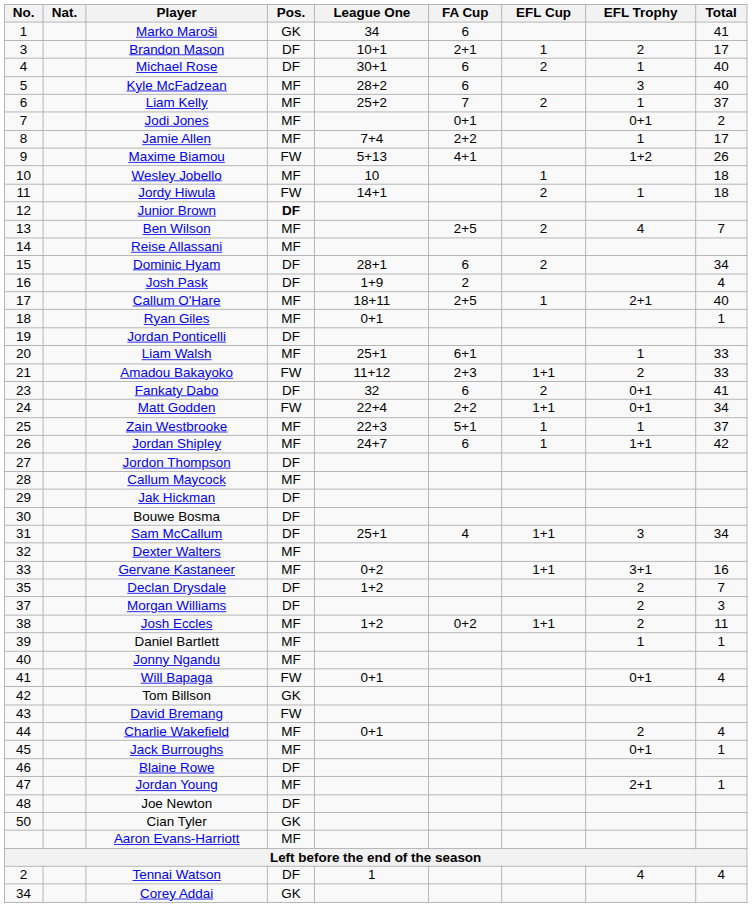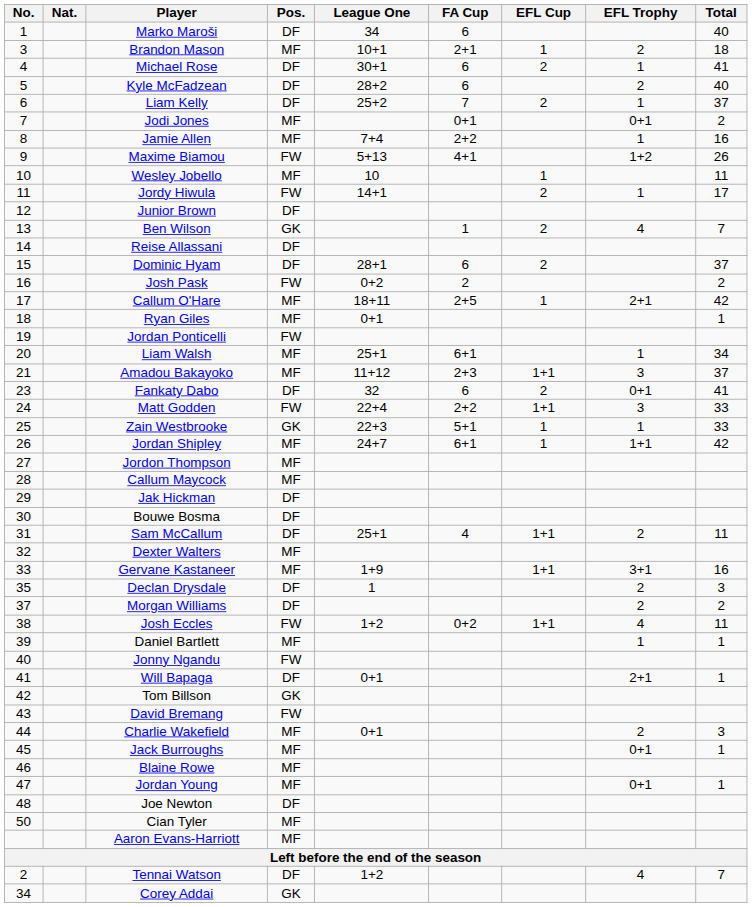(291, 31) GK -> (291, 31) DF
(721, 31) 41 -> (721, 31) 40
(291, 49) DF -> (291, 49) MF
(721, 49) 17 -> (721, 49) 18
(721, 67) 40 -> (721, 67) 41
(291, 85) MF -> (291, 85) DF
(641, 85) 3 -> (641, 85) 2
(291, 103) MF -> (291, 103) DF
(721, 139) 17 -> (721, 139) 16
(721, 175) 18 -> (721, 175) 11
(721, 193) 18 -> (721, 193) 17
(291, 210) bold -> (291, 210) normal
(291, 228) MF -> (291, 228) GK
(465, 228) 2+5 -> (465, 228) 1
(291, 246) MF -> (291, 246) DF
(721, 264) 34 -> (721, 264) 37
(291, 282) DF -> (291, 282) FW
(372, 282) 1+9 -> (372, 282) 0+2
(721, 282) 4 -> (721, 282) 2
(721, 300) 40 -> (721, 300) 42
(291, 336) DF -> (291, 336) FW
(721, 354) 33 -> (721, 354) 34
(291, 372) FW -> (291, 372) MF
(641, 372) 2 -> (641, 372) 3
(721, 372) 33 -> (721, 372) 37
(641, 408) 0+1 -> (641, 408) 3
(721, 408) 34 -> (721, 408) 33
(291, 426) MF -> (291, 426) GK
(721, 426) 37 -> (721, 426) 33
(465, 444) 6 -> (465, 444) 6+1
(291, 462) DF -> (291, 462) MF
(641, 534) 3 -> (641, 534) 2
(721, 534) 34 -> (721, 534) 11
(372, 570) 0+2 -> (372, 570) 1+9
(372, 588) 1+2 -> (372, 588) 1
(721, 588) 7 -> (721, 588) 3
(721, 605) 3 -> (721, 605) 2
(291, 623) MF -> (291, 623) FW
(641, 623) 2 -> (641, 623) 4
(291, 659) MF -> (291, 659) FW
(291, 677) FW -> (291, 677) DF
(641, 677) 0+1 -> (641, 677) 2+1
(721, 677) 4 -> (721, 677) 1
(721, 731) 4 -> (721, 731) 3
(291, 767) DF -> (291, 767) MF
(641, 785) 2+1 -> (641, 785) 0+1
(291, 821) GK -> (291, 821) MF
(372, 875) 1 -> (372, 875) 1+2
(721, 875) 4 -> (721, 875) 7
